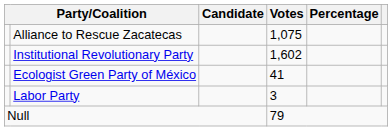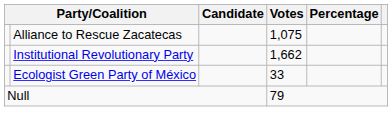(286, 55) 1,602 -> (286, 55) 1,662
(277, 75) 41 -> (277, 75) 33
- row: (46, 95)
